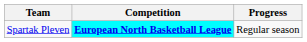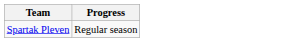- column: (153, 12)
